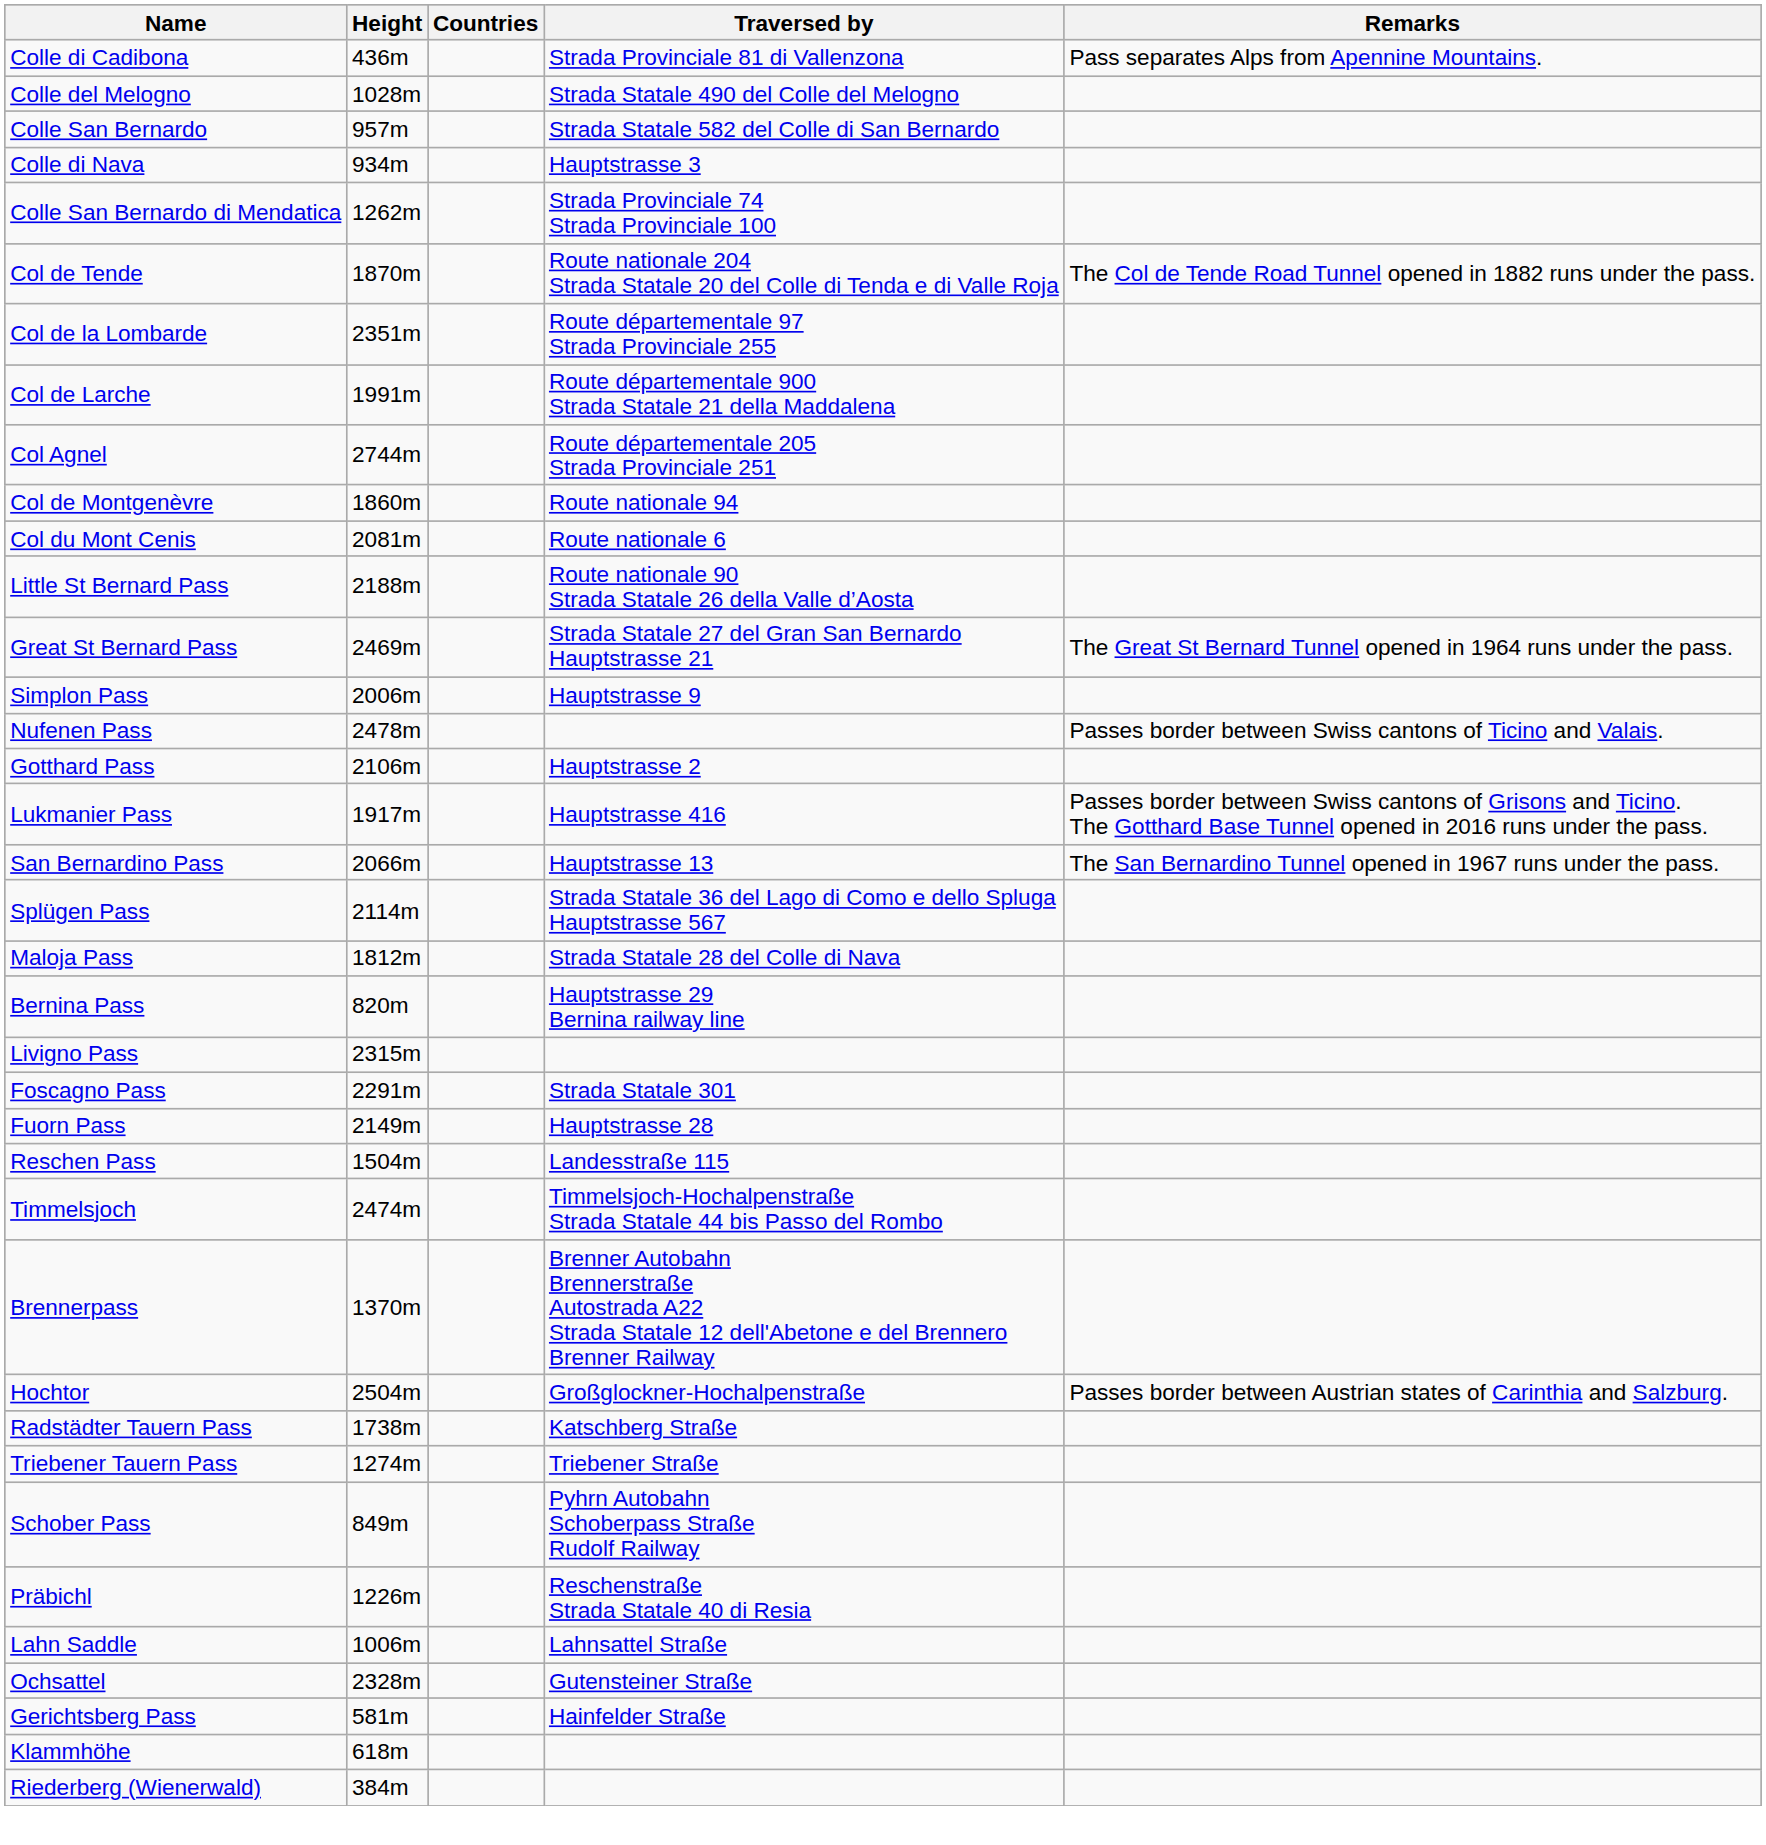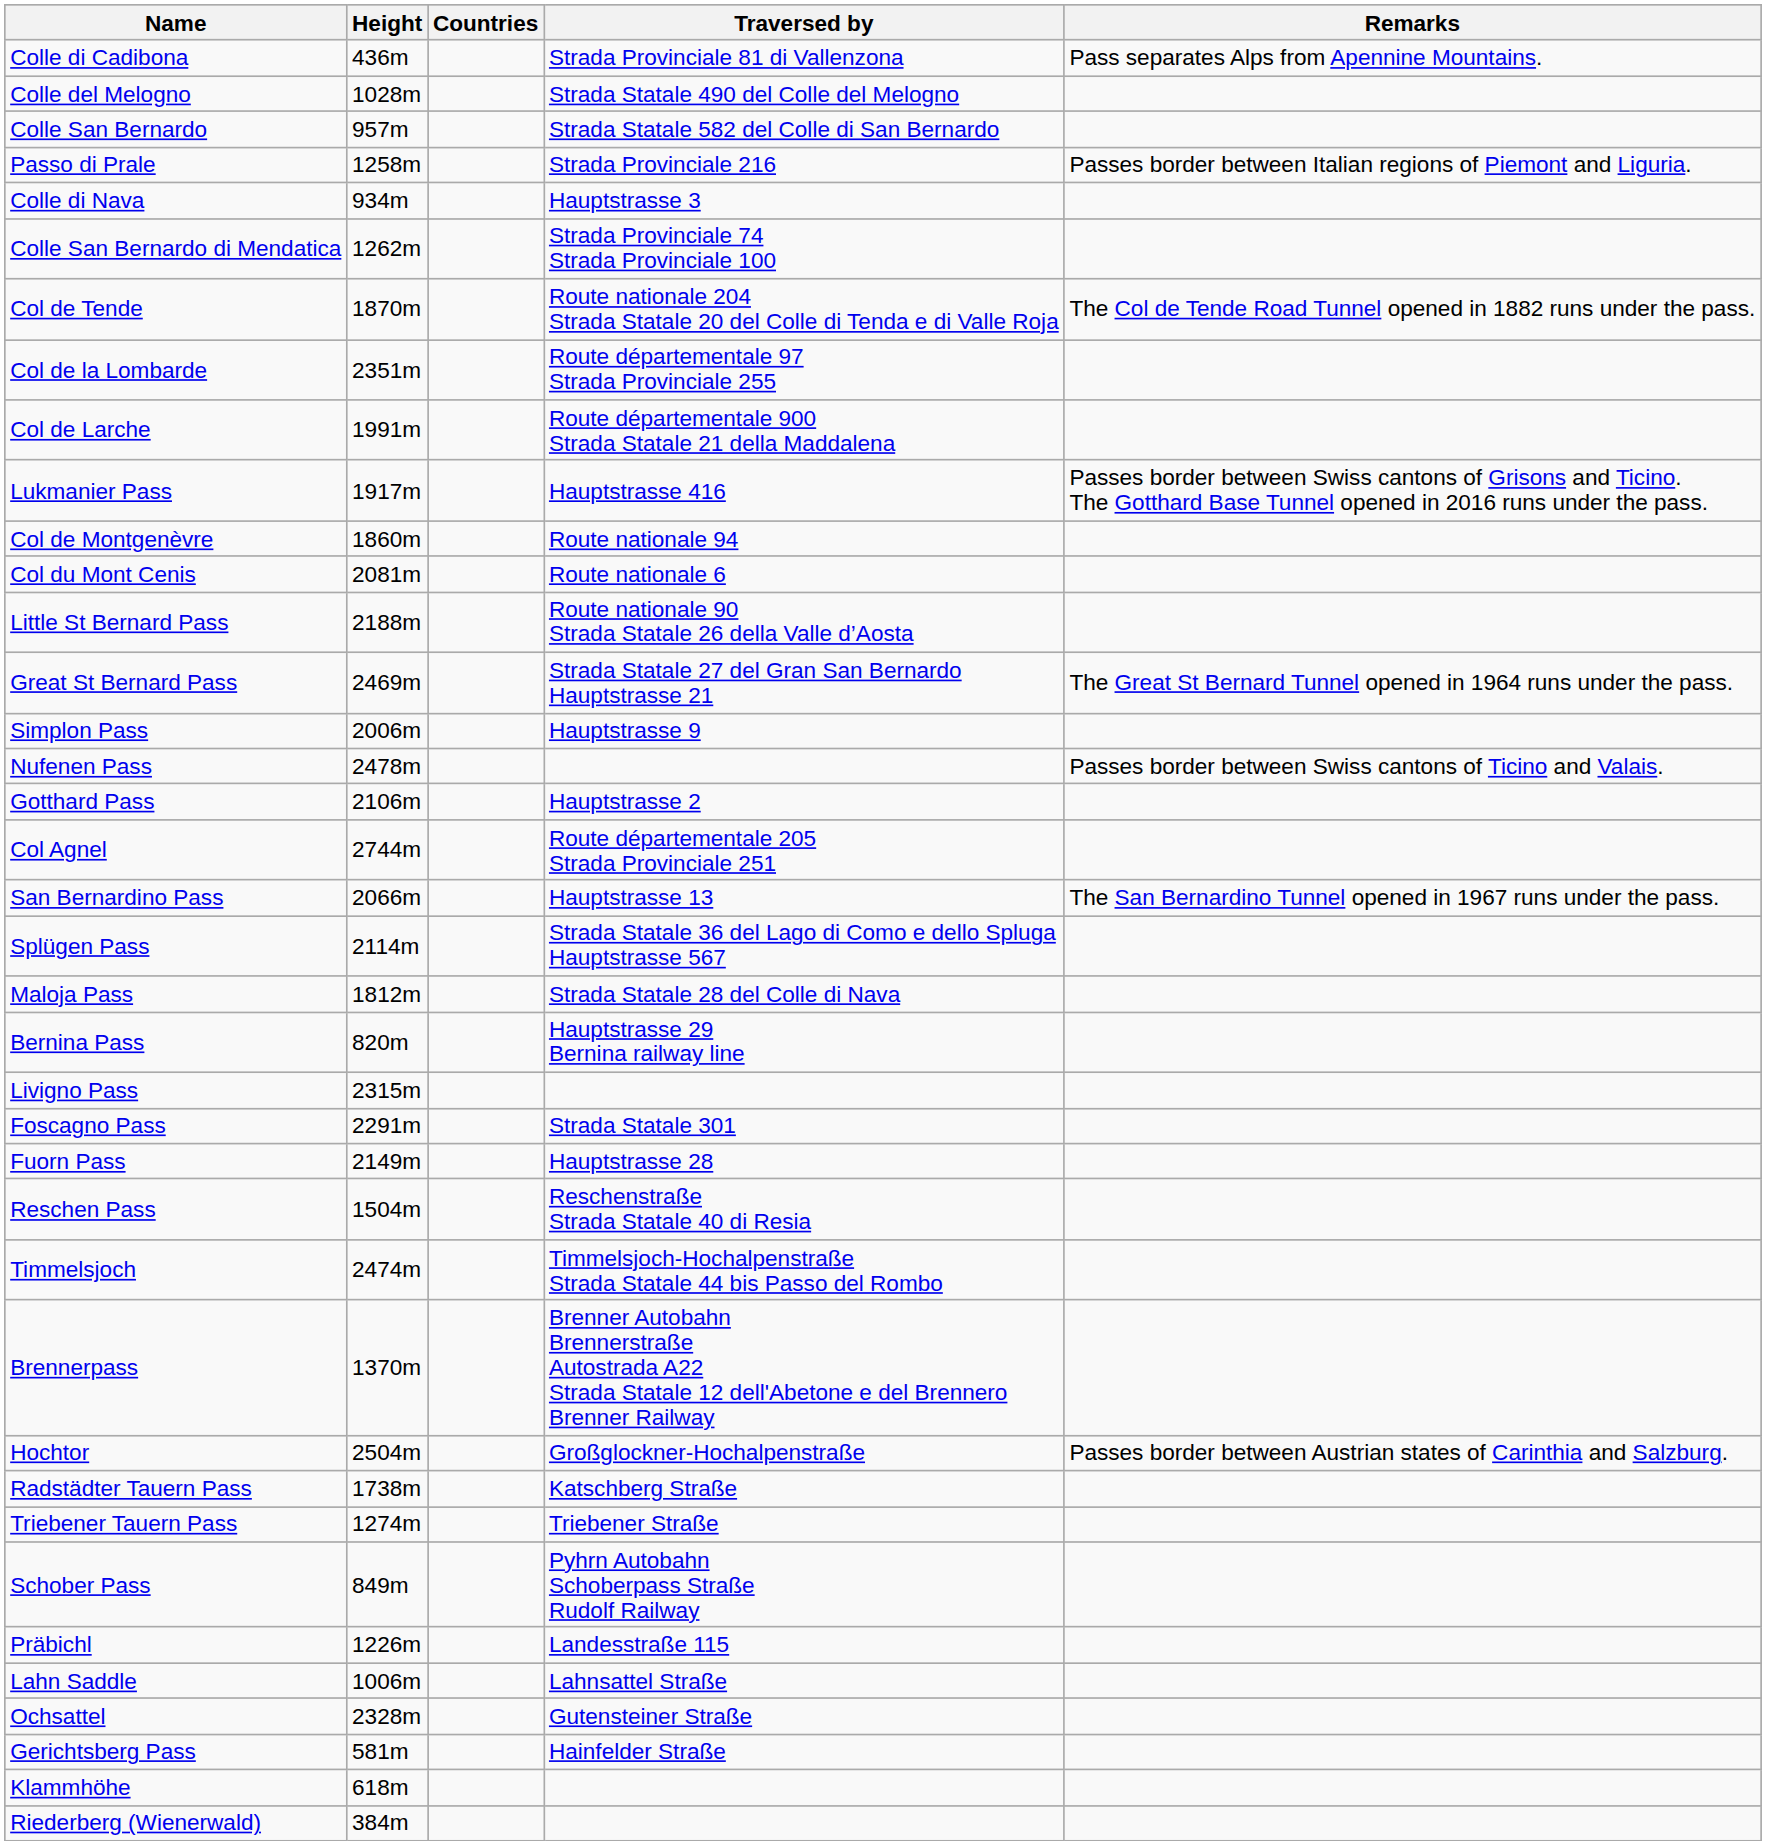+ row: (83, 165)
rows swapped: (58, 455) <-> (91, 814)
(639, 1161) Landesstraße 115 -> (680, 1209) Reschenstraße Strada Statale 40 di Resia
(680, 1597) Reschenstraße Strada Statale 40 di Resia -> (639, 1645) Landesstraße 115
